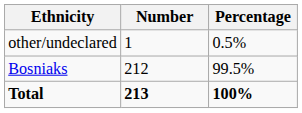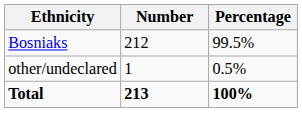rows swapped: (38, 68) <-> (63, 42)
